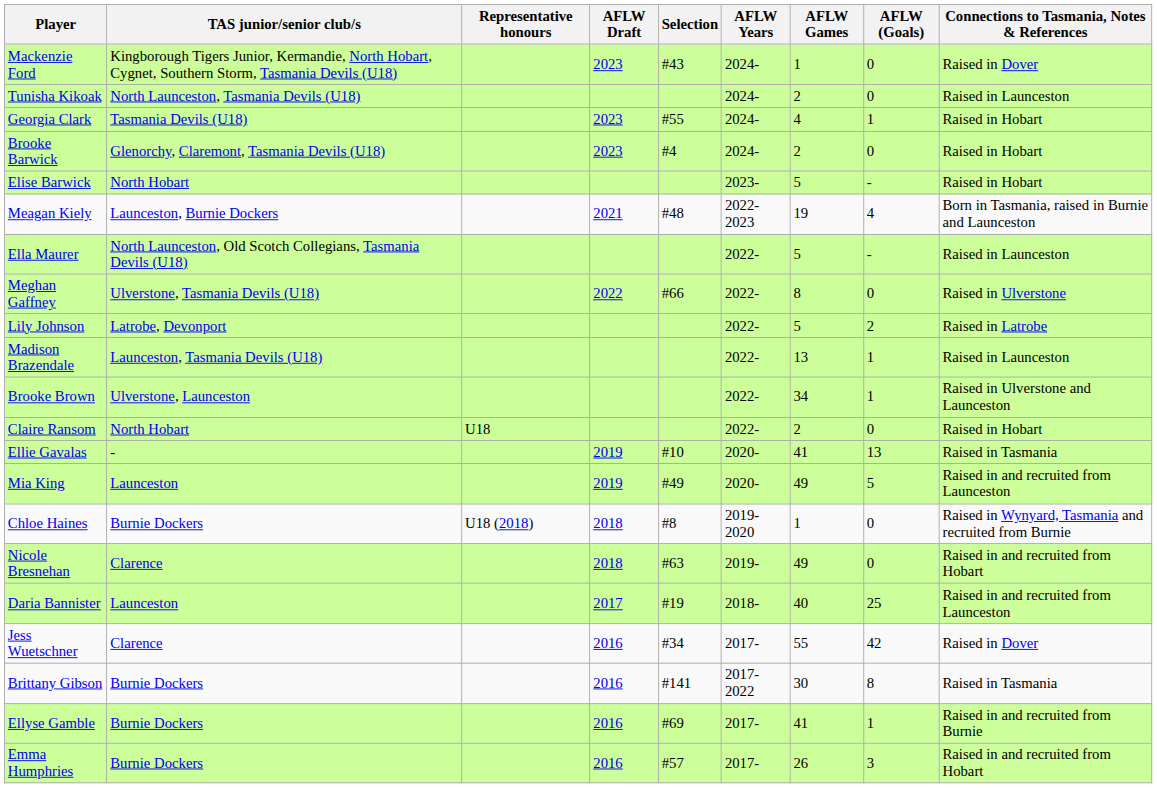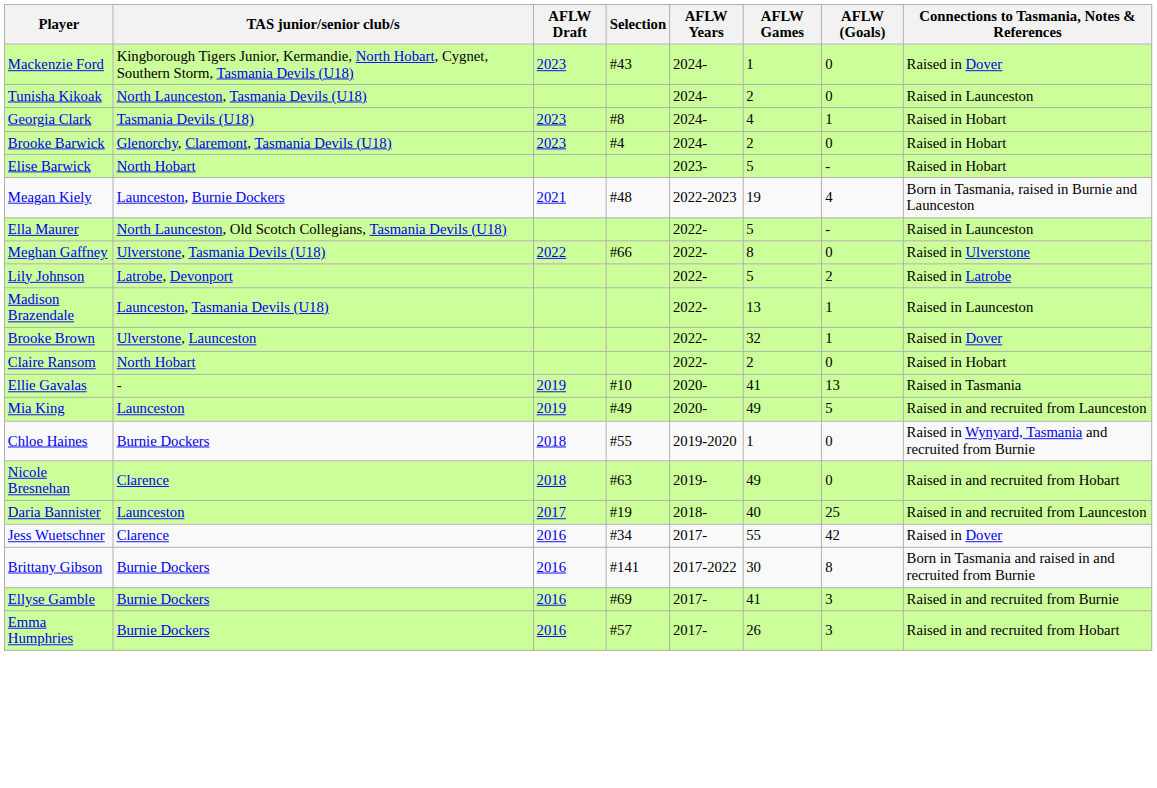- column: (526, 24)
(673, 119) #55 -> (617, 119) #8
(801, 397) 34 -> (754, 339) 32
(1017, 397) Raised in Ulverstone and Launceston -> (954, 339) Raised in Dover
(669, 523) #8 -> (621, 440) #55
(1000, 683) Raised in Tasmania -> (1011, 567) Born in Tasmania and raised in and recruited from Burnie
(870, 723) 1 -> (829, 598) 3
